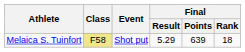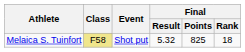(166, 41) 5.29 -> (166, 41) 5.32
(198, 41) 639 -> (198, 41) 825
